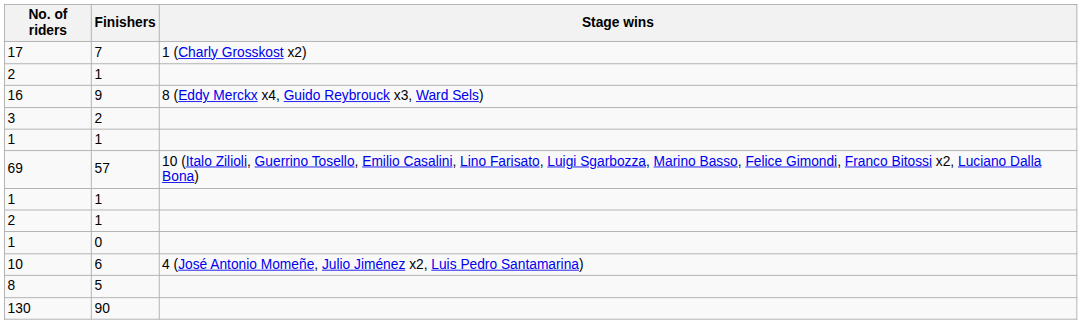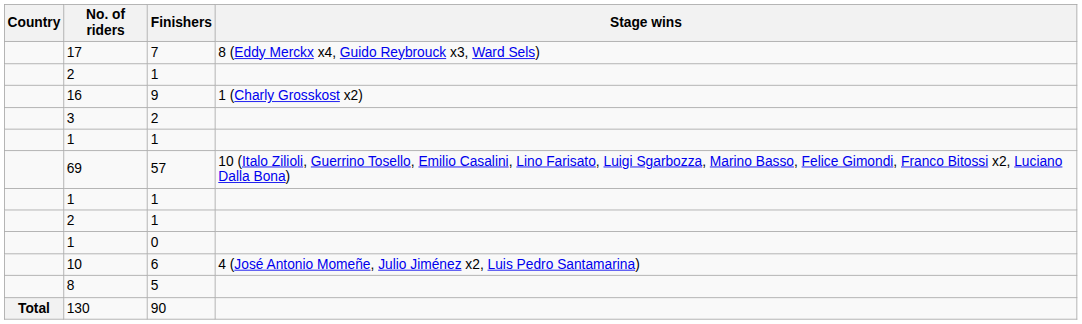+ column: (34, 23)
(234, 52) 1 (Charly Grosskost x2) -> (379, 52) 8 (Eddy Merckx x4, Guido Reybrouck x3, Ward Sels)
(323, 96) 8 (Eddy Merckx x4, Guido Reybrouck x3, Ward Sels) -> (291, 96) 1 (Charly Grosskost x2)
